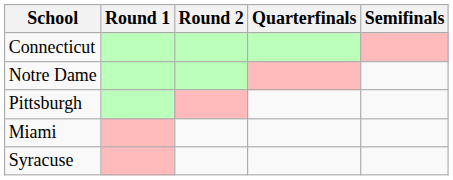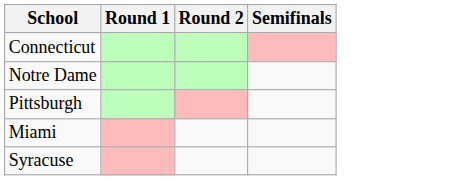- column: (304, 18)
